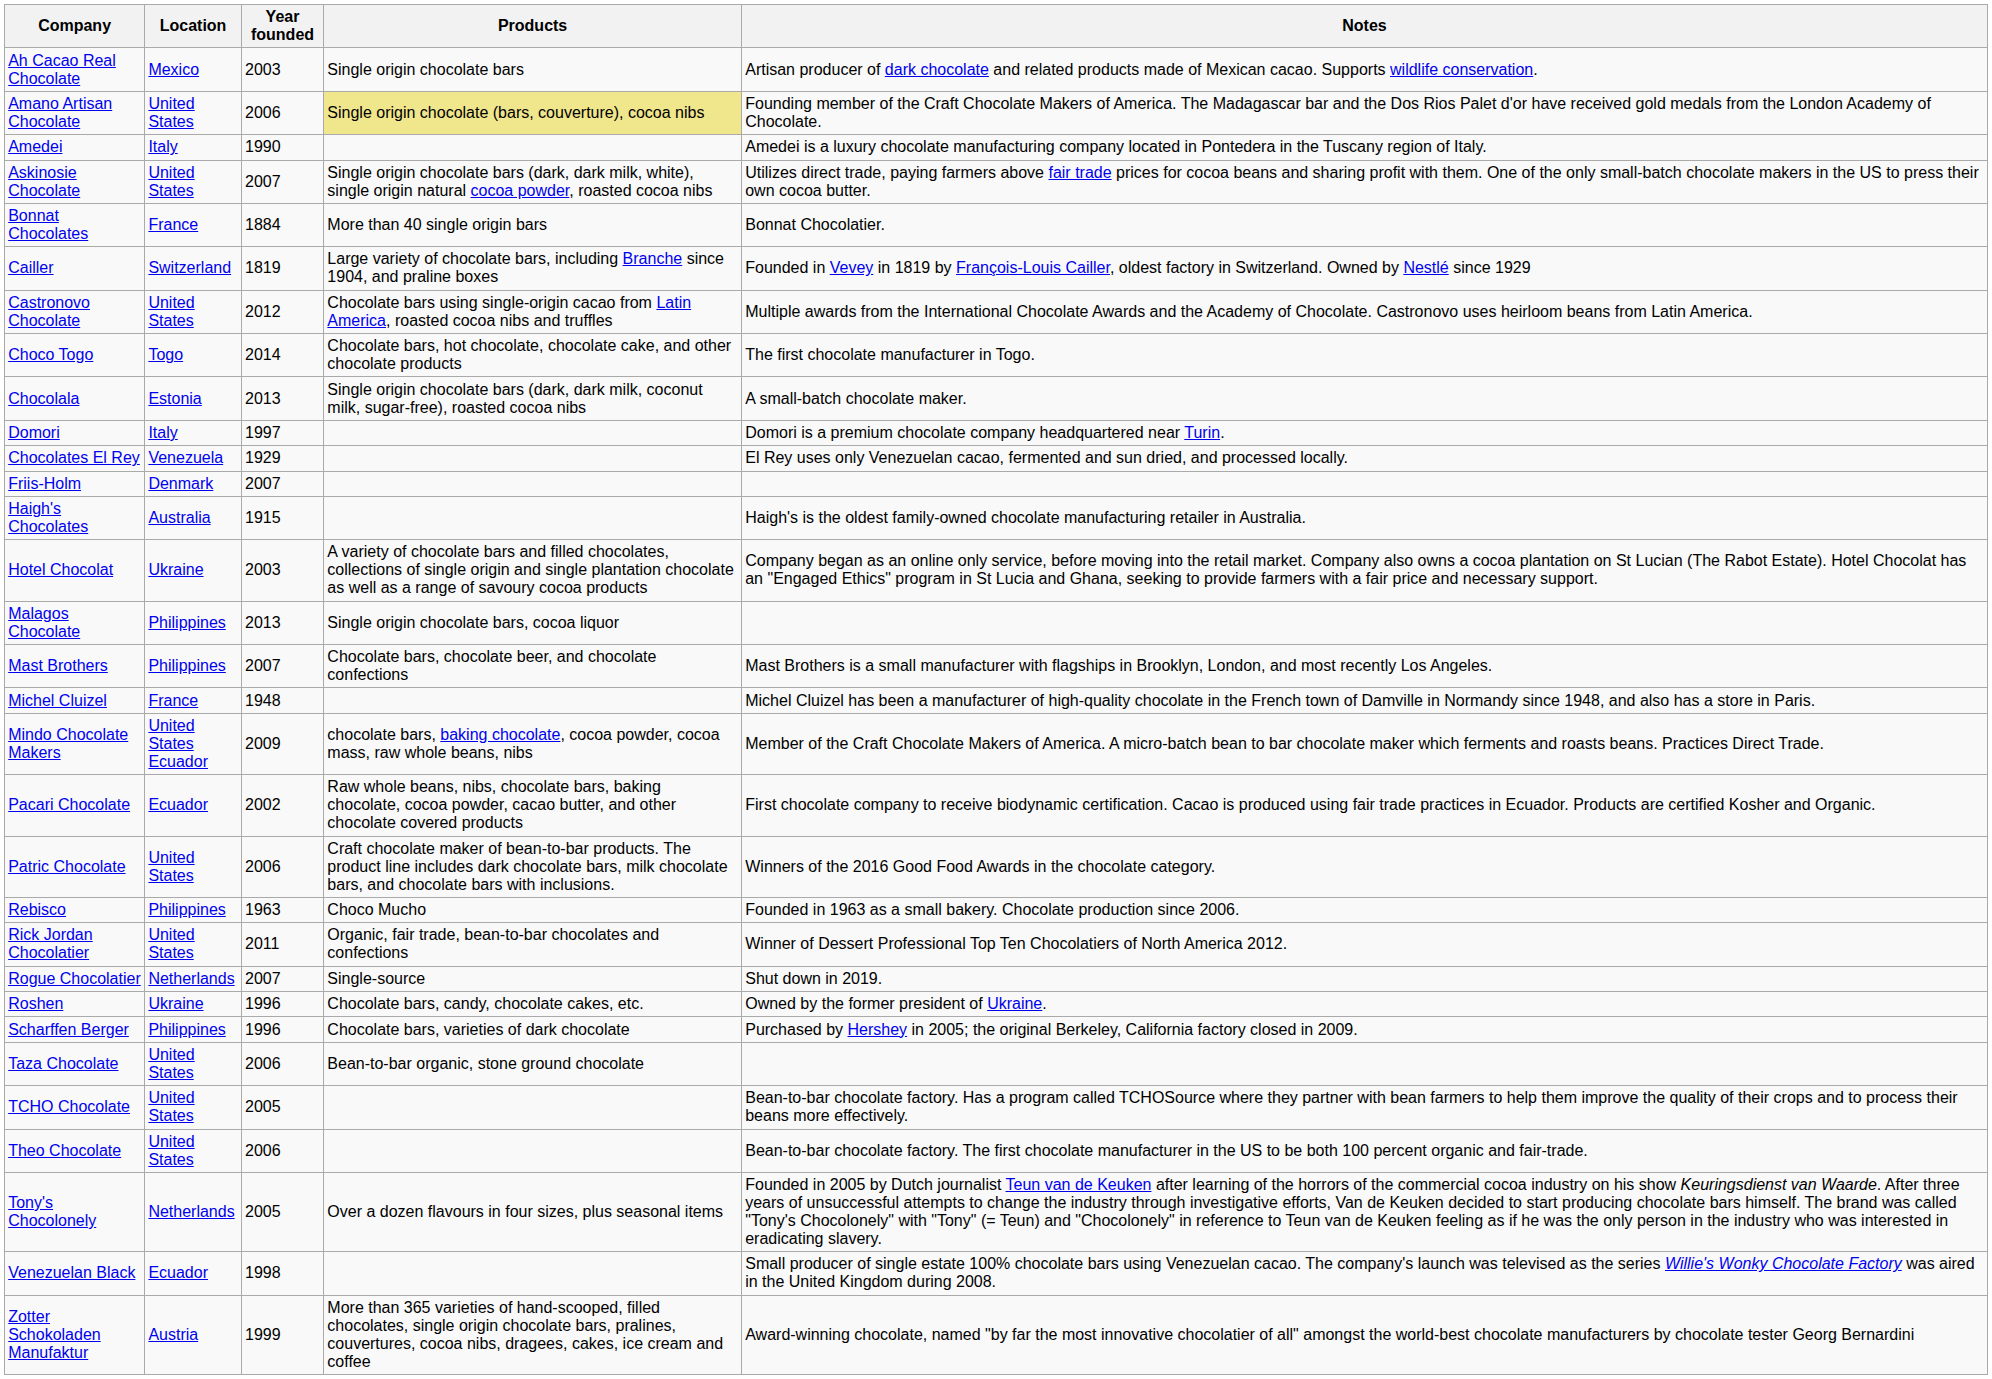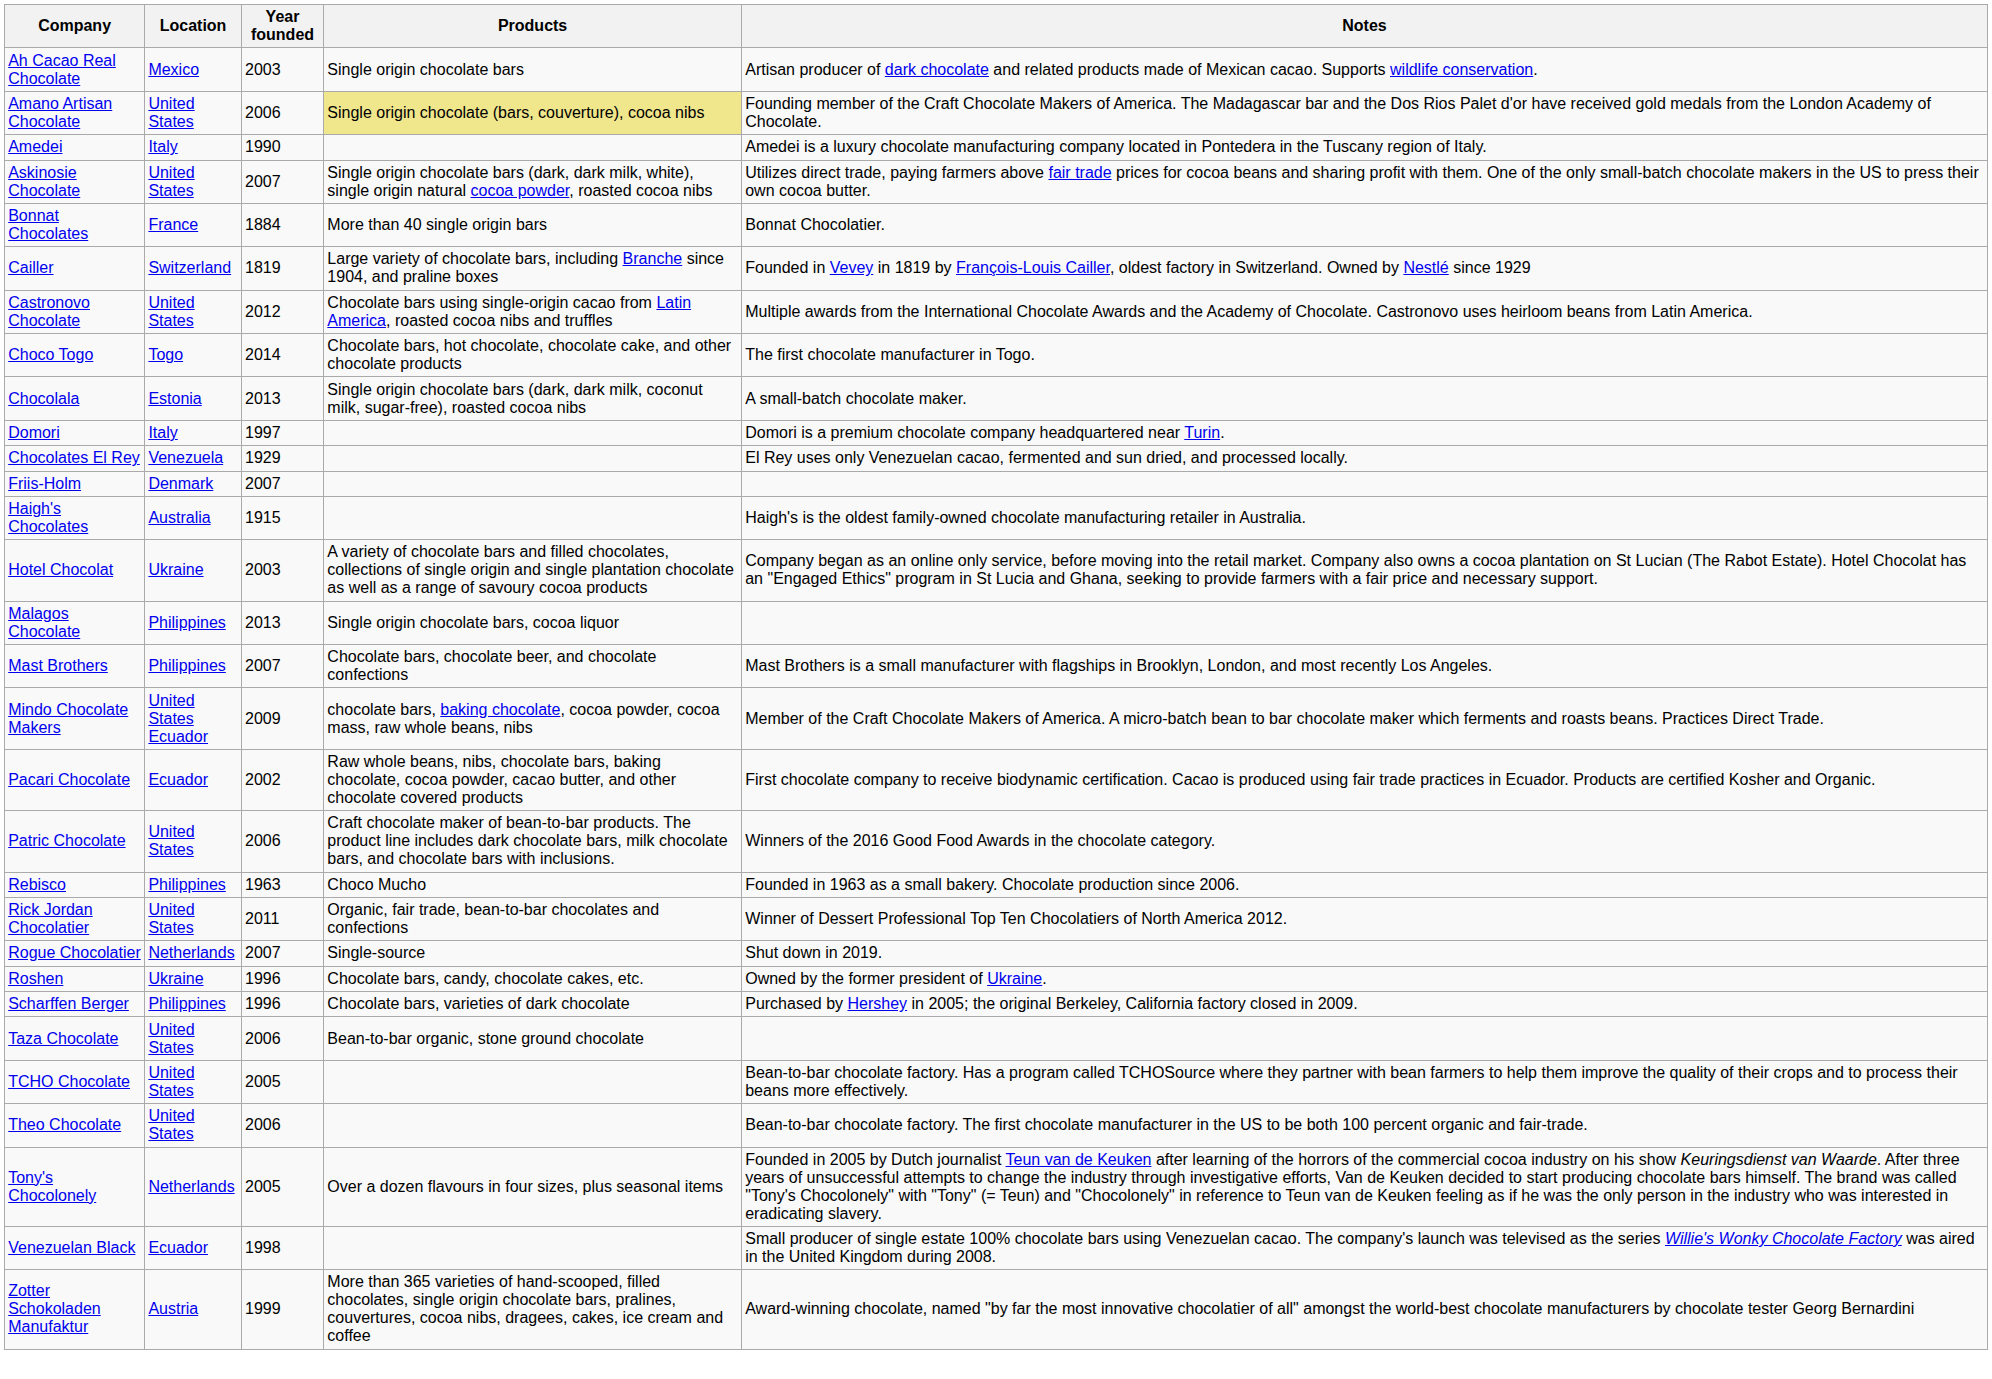- row: (58, 700)
